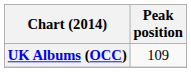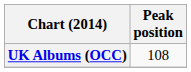(158, 55) 109 -> (158, 55) 108
